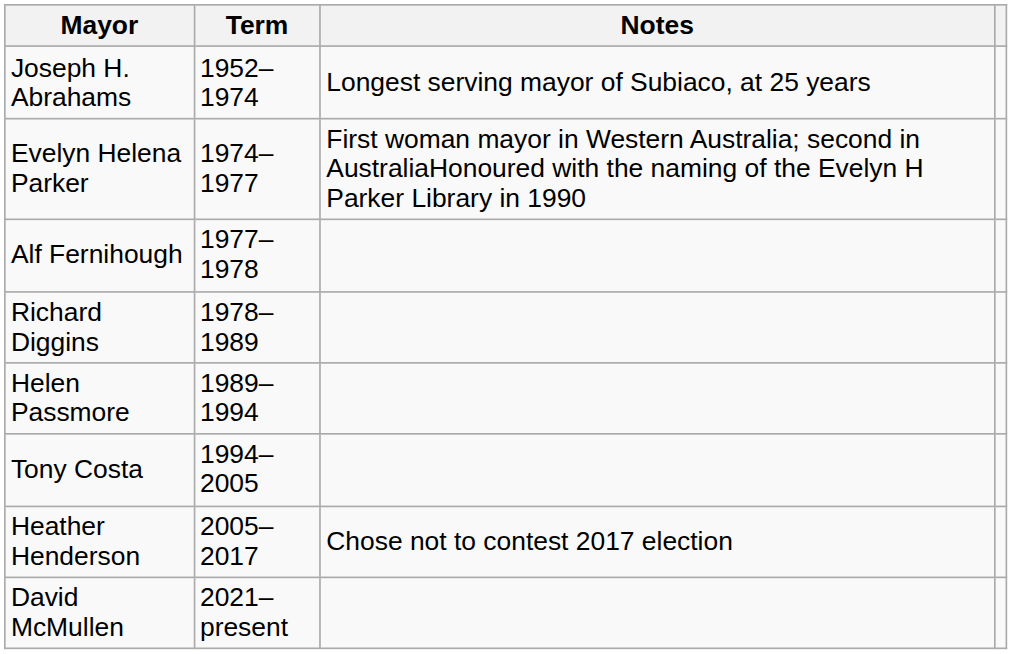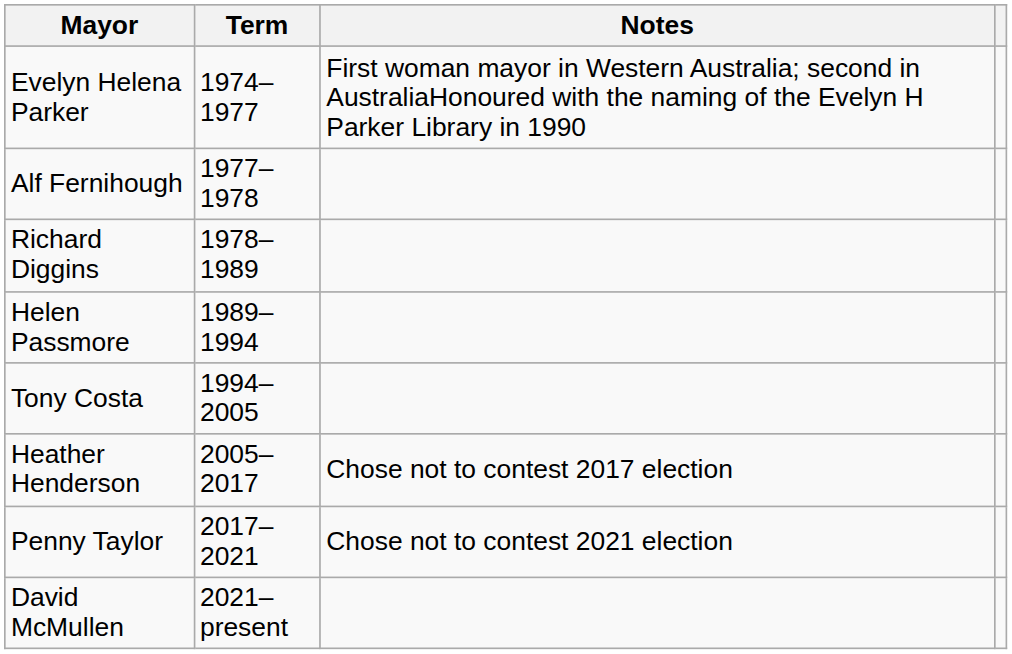- row: (71, 82)
+ row: (87, 541)
